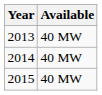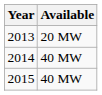(61, 36) 40 MW -> (61, 36) 20 MW
